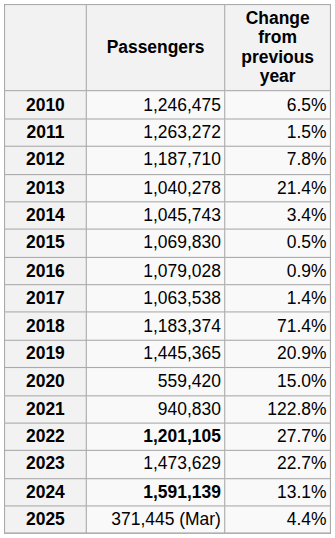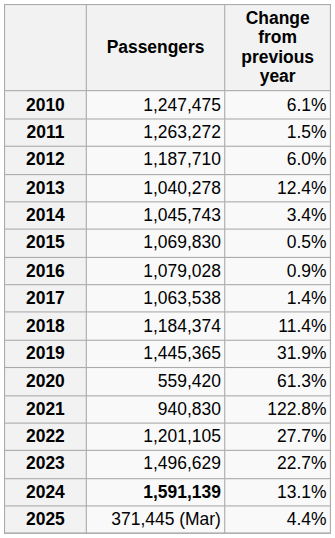(182, 104) 1,246,475 -> (182, 104) 1,247,475
(307, 104) 6.5% -> (307, 104) 6.1%
(307, 160) 7.8% -> (307, 160) 6.0%
(302, 187) 21.4% -> (302, 187) 12.4%
(182, 326) 1,183,374 -> (182, 326) 1,184,374
(302, 326) 71.4% -> (302, 326) 11.4%
(302, 353) 20.9% -> (302, 353) 31.9%
(302, 381) 15.0% -> (302, 381) 61.3%
(182, 436) bold -> (182, 436) normal
(182, 464) 1,473,629 -> (182, 464) 1,496,629
